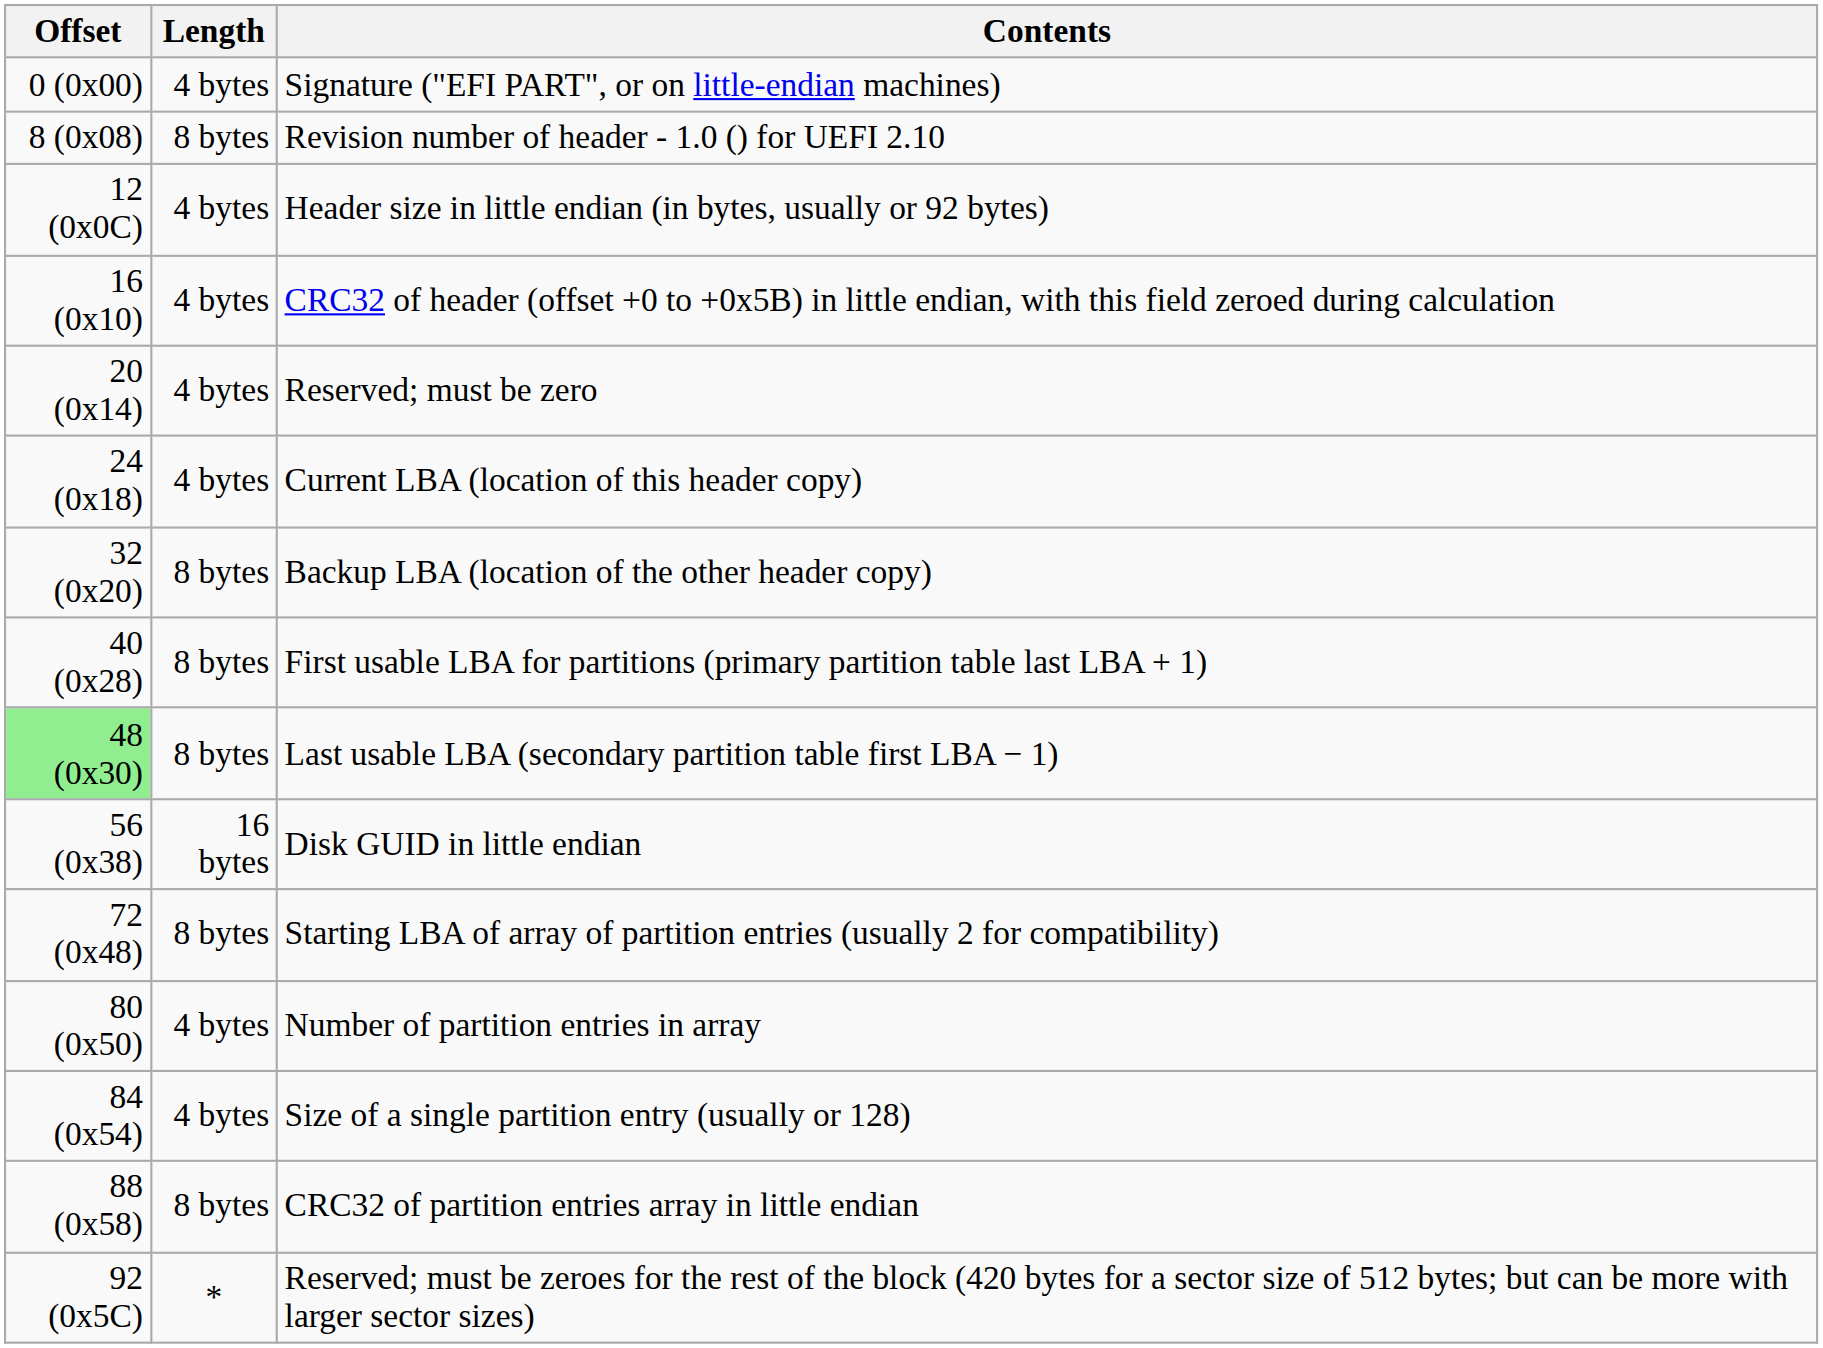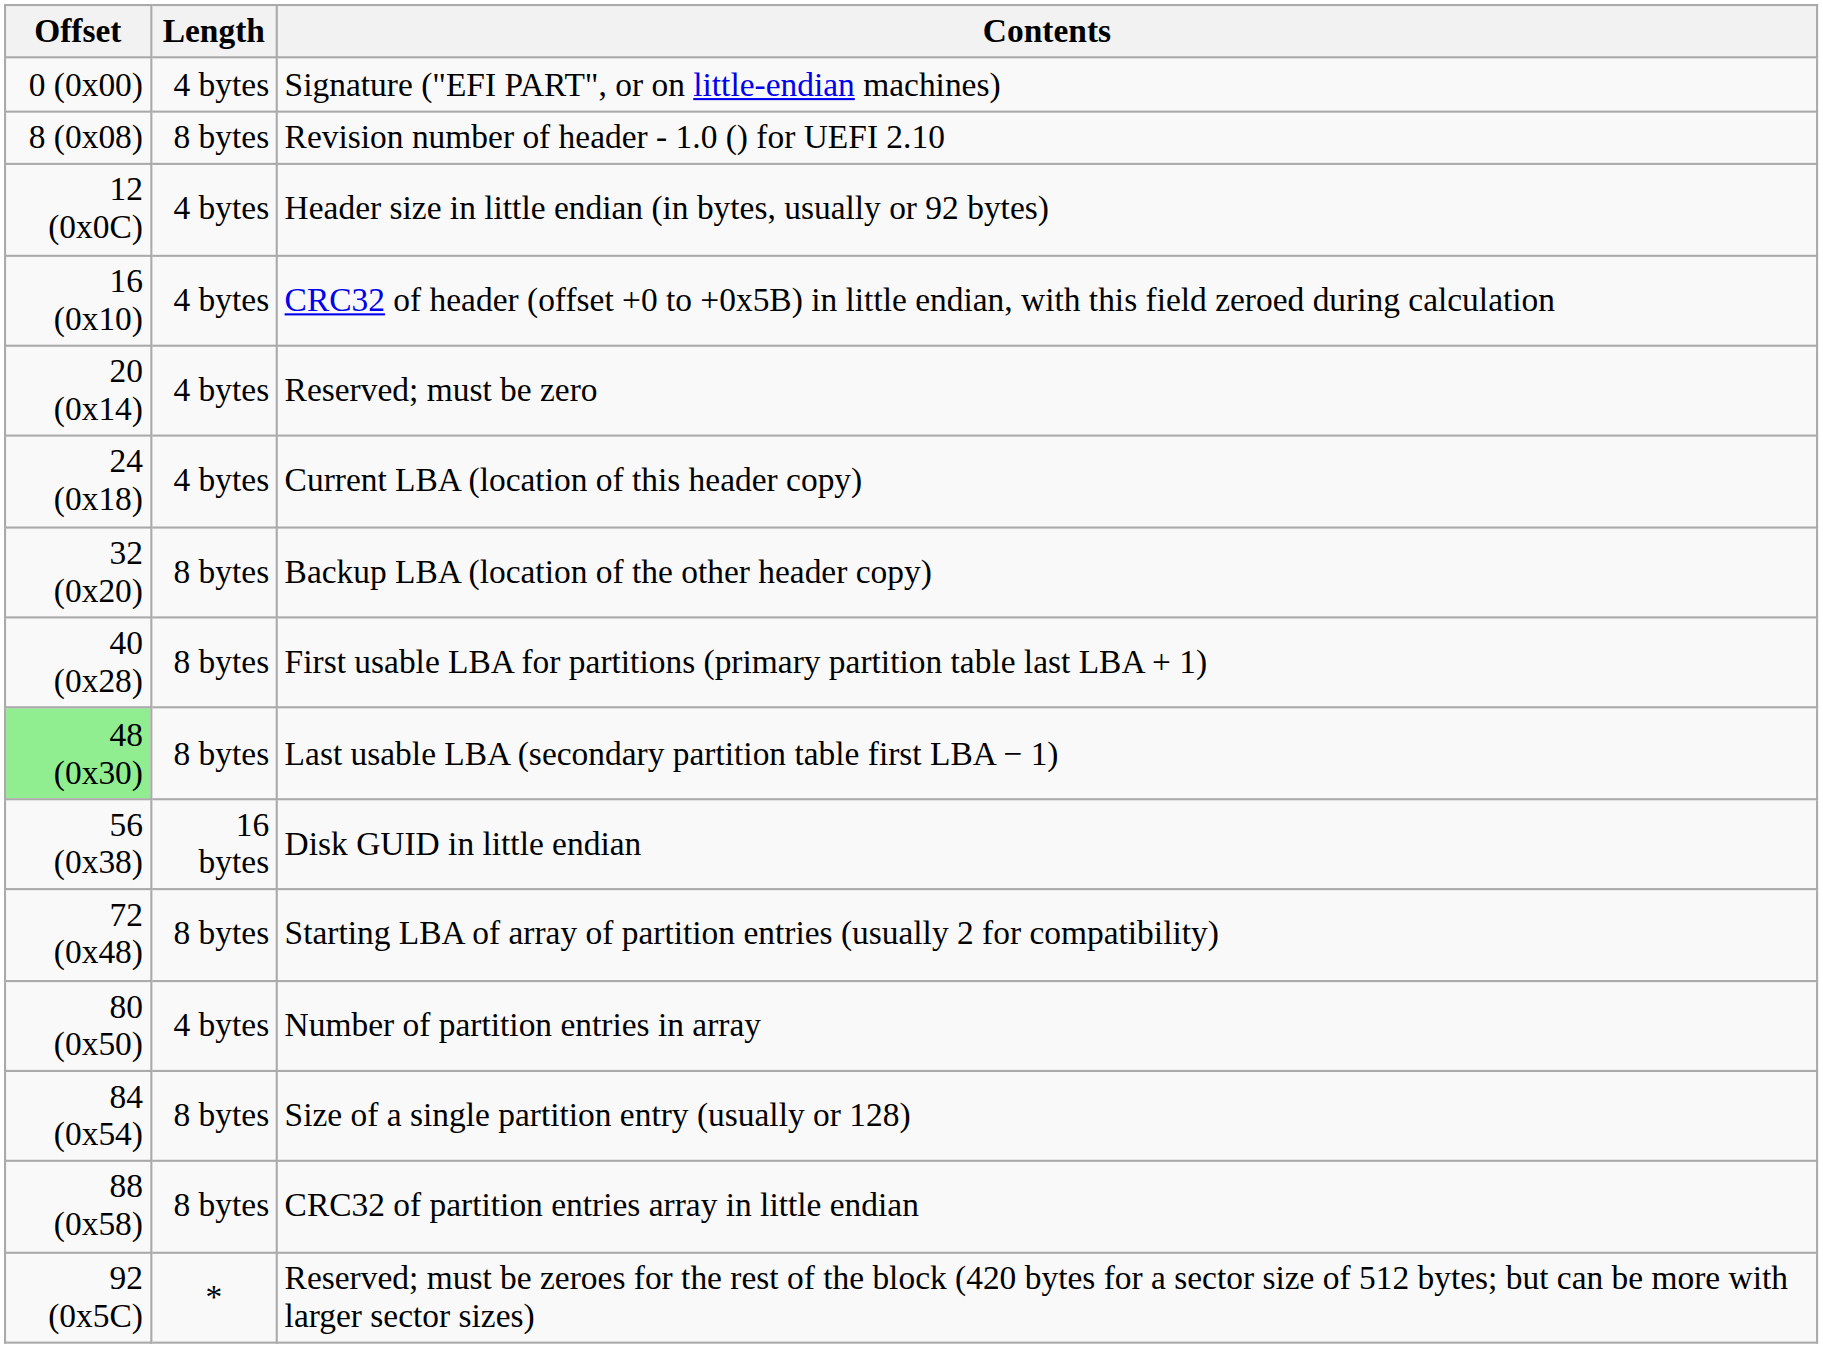(221, 1115) 4 bytes -> (221, 1115) 8 bytes
